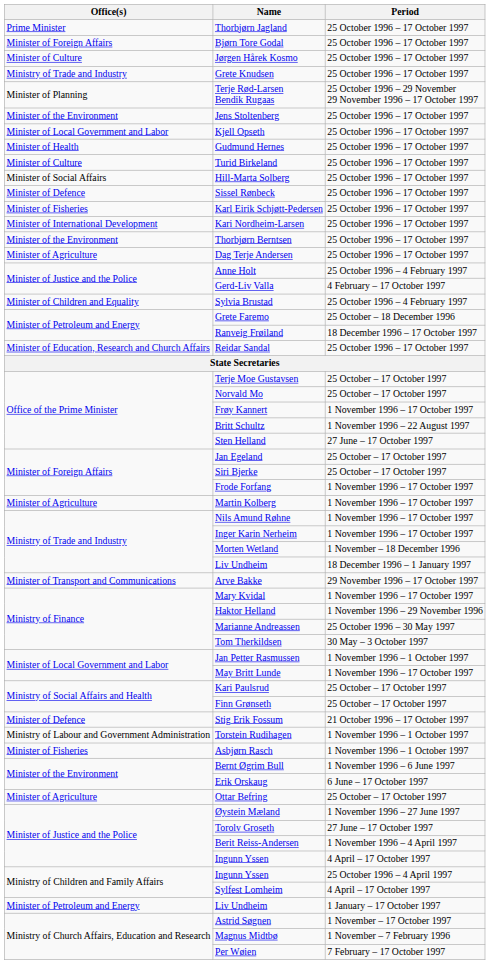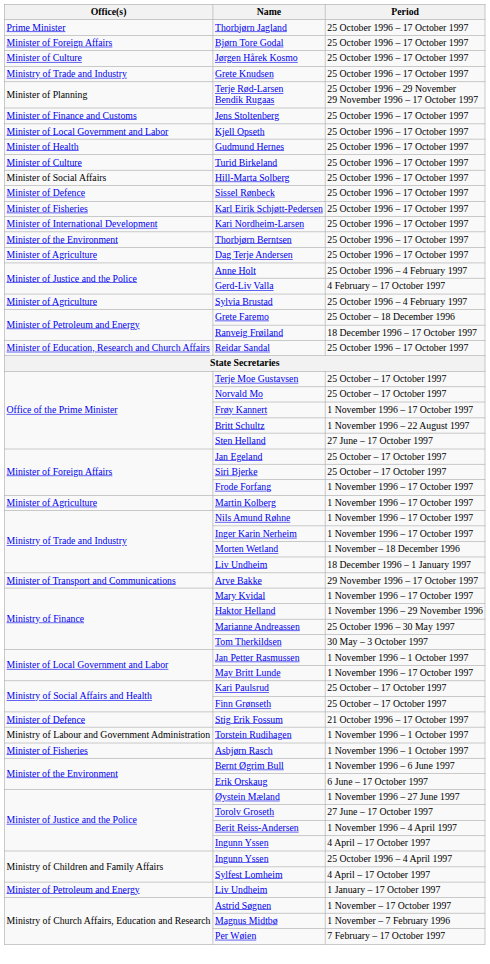(62, 116) Minister of the Environment -> (72, 116) Minister of Finance and Customs
(73, 301) Minister of Children and Equality -> (52, 301) Minister of Agriculture
- row: (241, 797)
